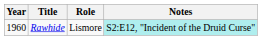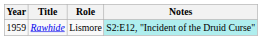(16, 27) 1960 -> (16, 27) 1959
